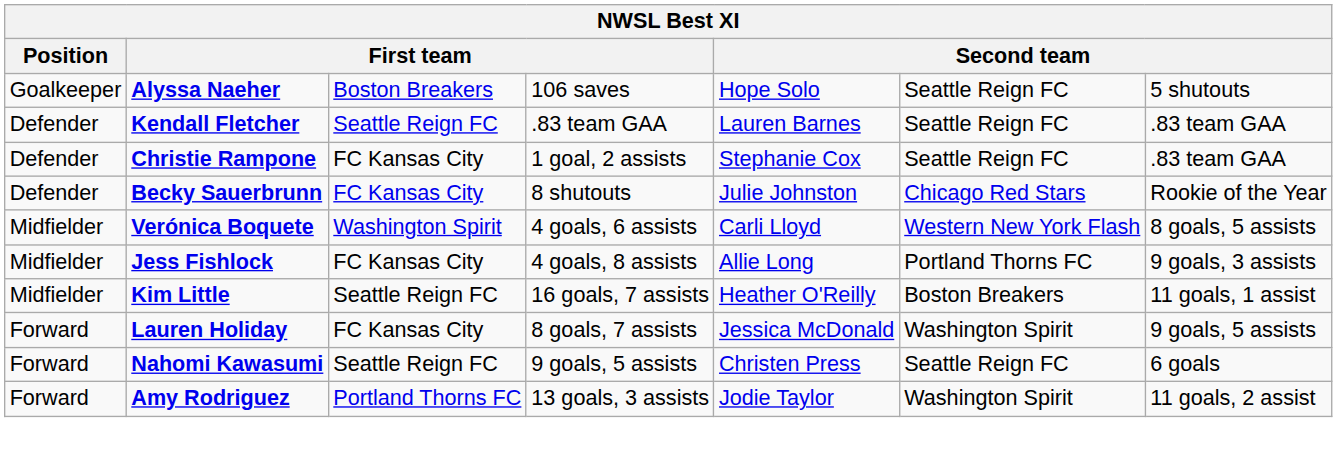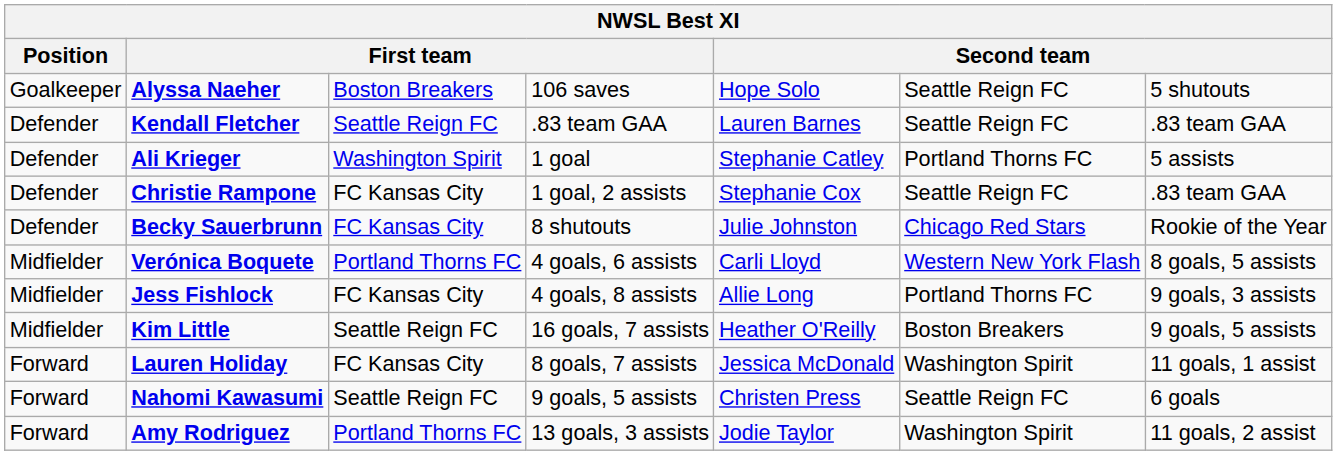+ row: (186, 158)
(418, 227) Washington Spirit -> (427, 261) Portland Thorns FC
(1233, 295) 11 goals, 1 assist -> (1233, 329) 9 goals, 5 assists
(1233, 329) 9 goals, 5 assists -> (1233, 364) 11 goals, 1 assist
